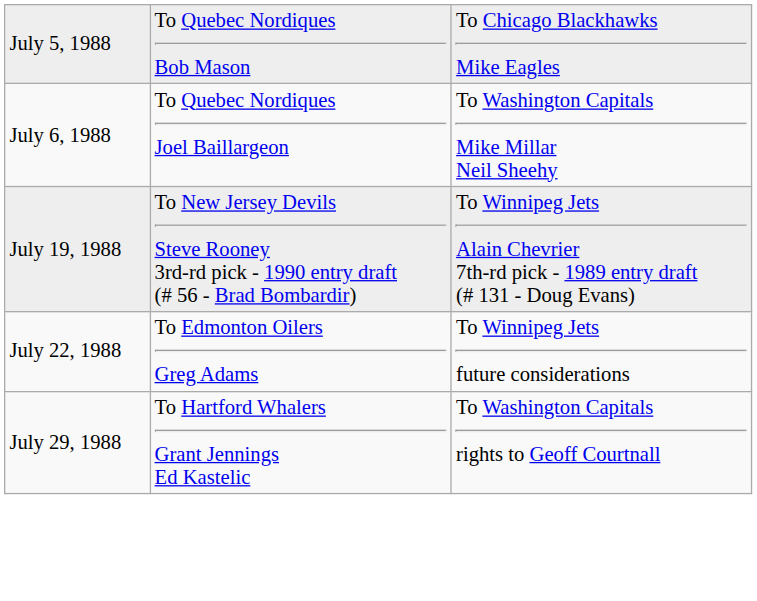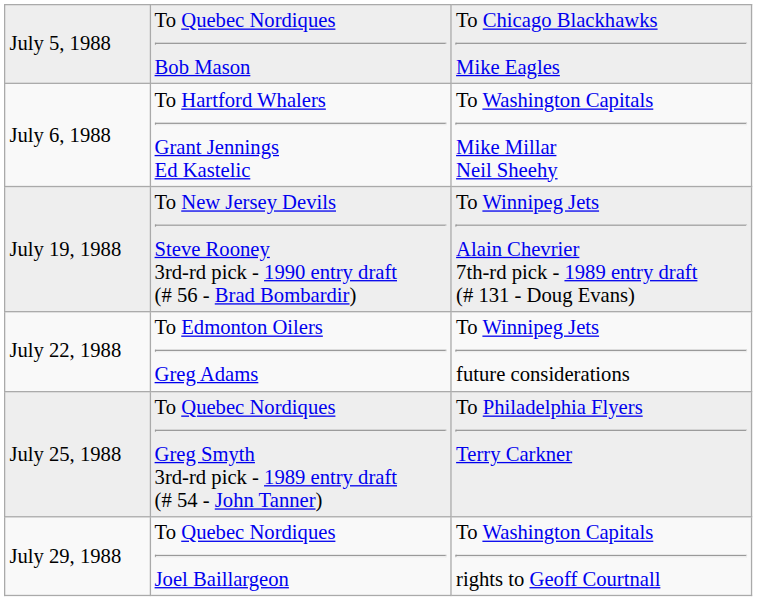(301, 123) To Quebec Nordiques Joel Baillargeon -> (301, 134) To Hartford Whalers Grant Jennings Ed Kastelic
+ row: (65, 453)
(301, 442) To Hartford Whalers Grant Jennings Ed Kastelic -> (301, 556) To Quebec Nordiques Joel Baillargeon
